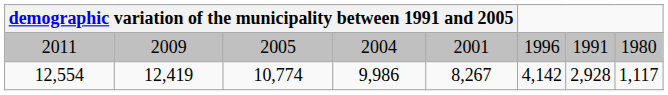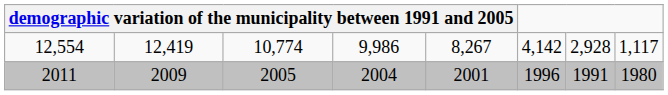rows swapped: (59, 47) <-> (59, 75)
